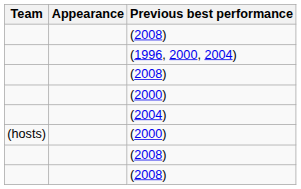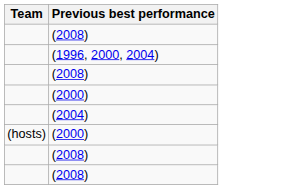- column: (88, 14)
